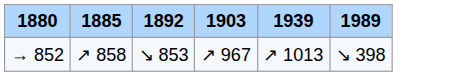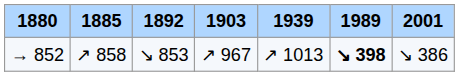+ column: (423, 20)
(361, 54) normal -> (361, 54) bold
